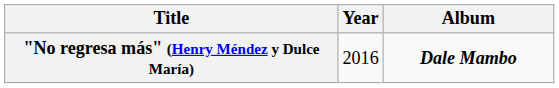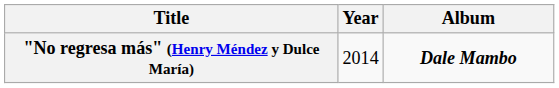(361, 57) 2016 -> (361, 57) 2014
